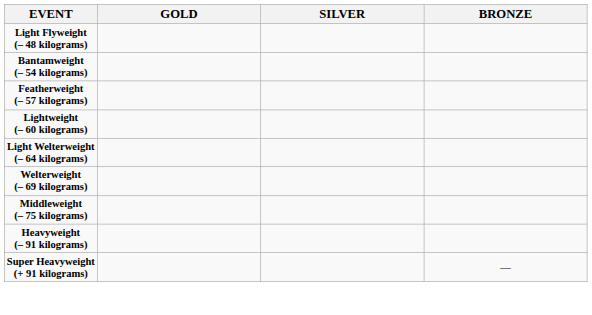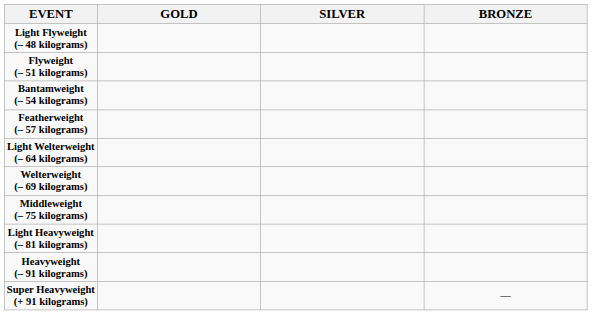+ row: (51, 66)
- row: (51, 124)
+ row: (51, 238)
